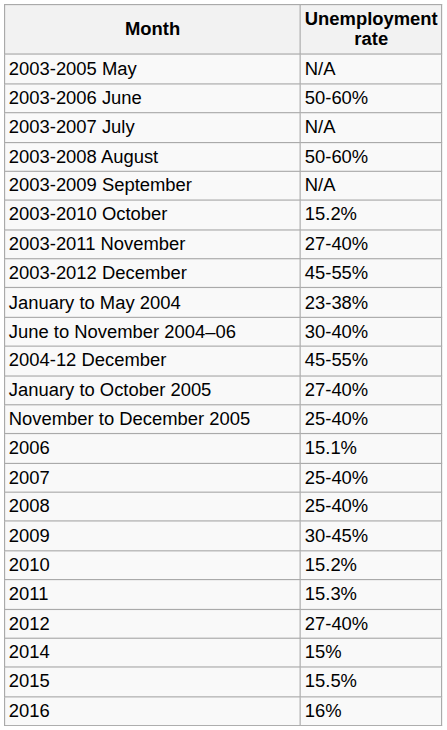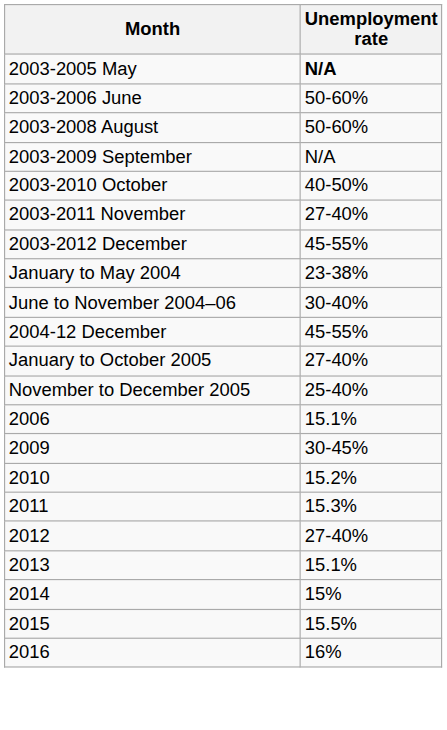(320, 68) normal -> (321, 68) bold
- row: (72, 127)
(331, 214) 15.2% -> (337, 185) 40-50%
- row: (29, 477)
- row: (29, 506)
+ row: (29, 565)
